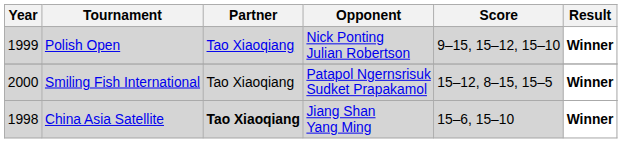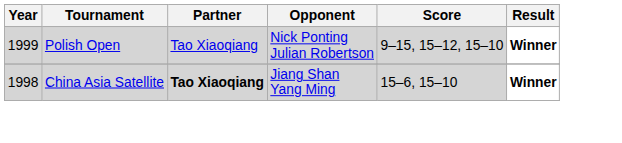- row: (122, 83)
